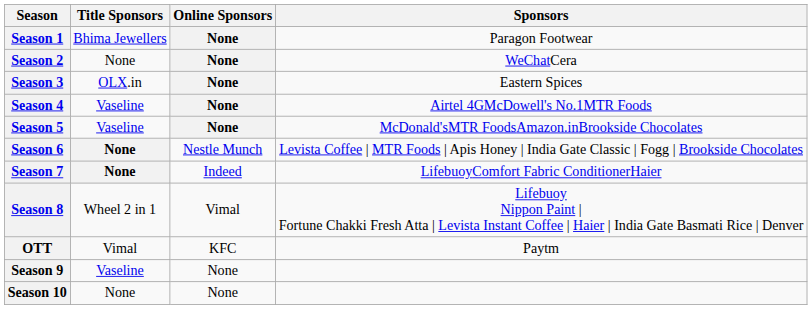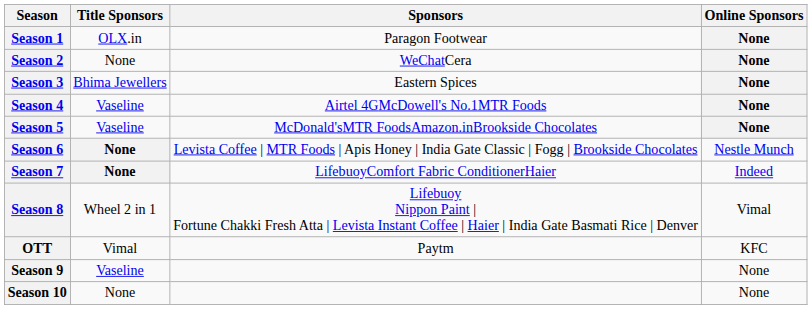columns swapped: (541, 15) <-> (223, 15)
(120, 37) Bhima Jewellers -> (120, 37) OLX.in
(120, 82) OLX.in -> (120, 82) Bhima Jewellers
